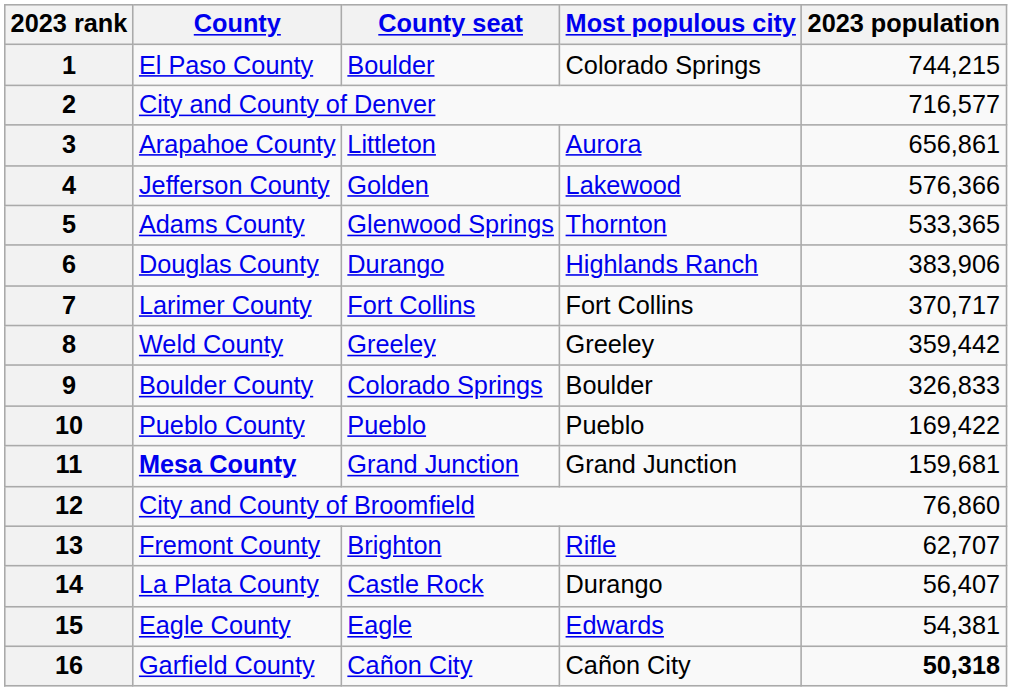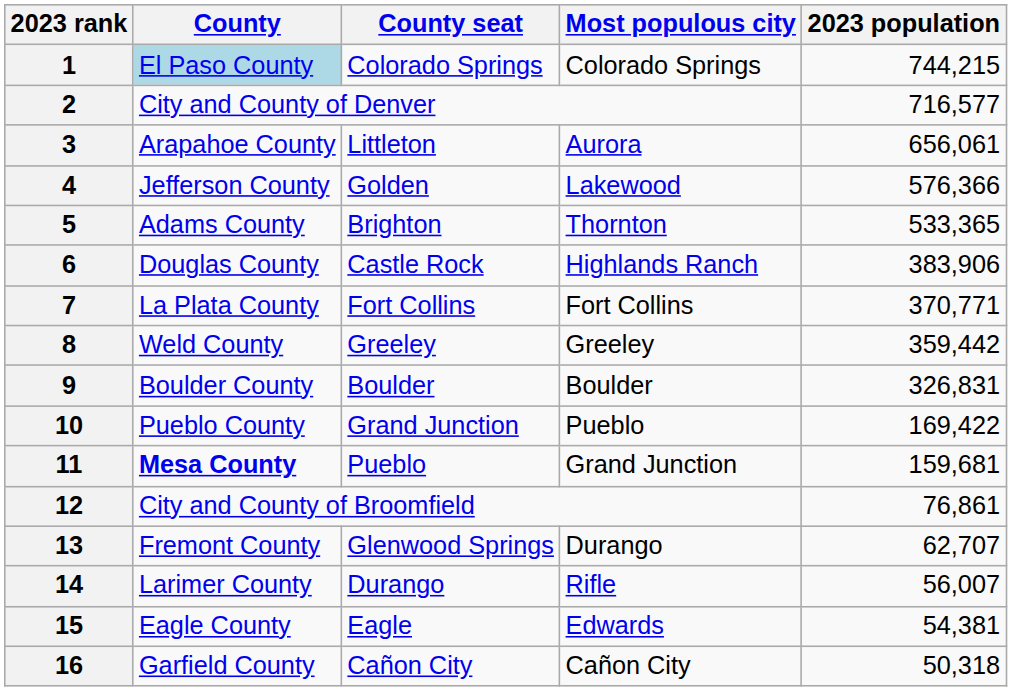(226, 64) no background -> (226, 64) lightblue background
(391, 64) Boulder -> (445, 64) Colorado Springs
(954, 144) 656,861 -> (954, 144) 656,061
(451, 225) Glenwood Springs -> (394, 225) Brighton
(396, 265) Durango -> (415, 265) Castle Rock
(225, 305) Larimer County -> (229, 305) La Plata County
(954, 305) 370,717 -> (954, 305) 370,771
(445, 385) Colorado Springs -> (391, 385) Boulder
(954, 385) 326,833 -> (954, 385) 326,831
(387, 425) Pueblo -> (433, 425) Grand Junction
(433, 465) Grand Junction -> (387, 465) Pueblo
(961, 505) 76,860 -> (961, 505) 76,861
(394, 545) Brighton -> (451, 545) Glenwood Springs
(591, 545) Rifle -> (614, 545) Durango
(229, 585) La Plata County -> (225, 585) Larimer County
(415, 585) Castle Rock -> (396, 585) Durango
(614, 585) Durango -> (591, 585) Rifle
(961, 585) 56,407 -> (961, 585) 56,007
(961, 666) bold -> (961, 666) normal
